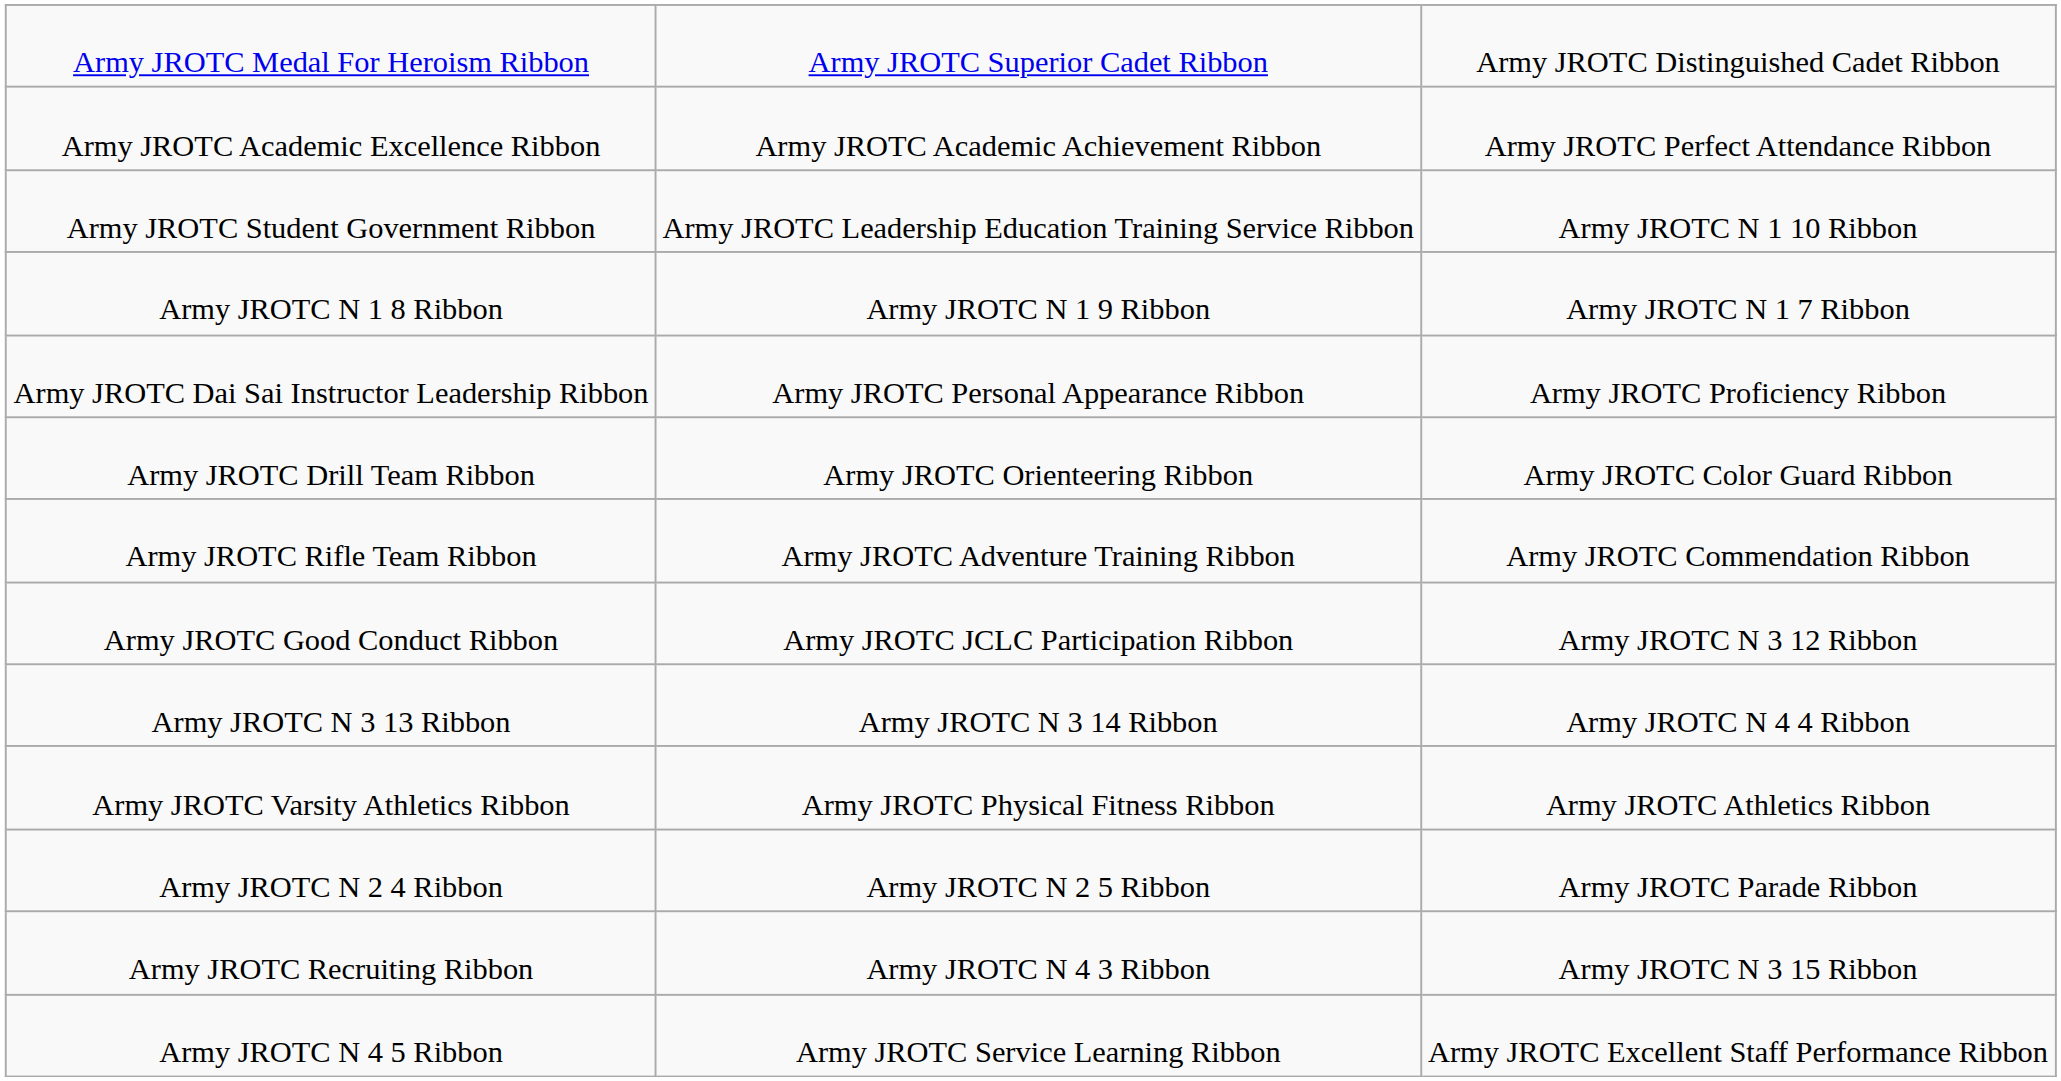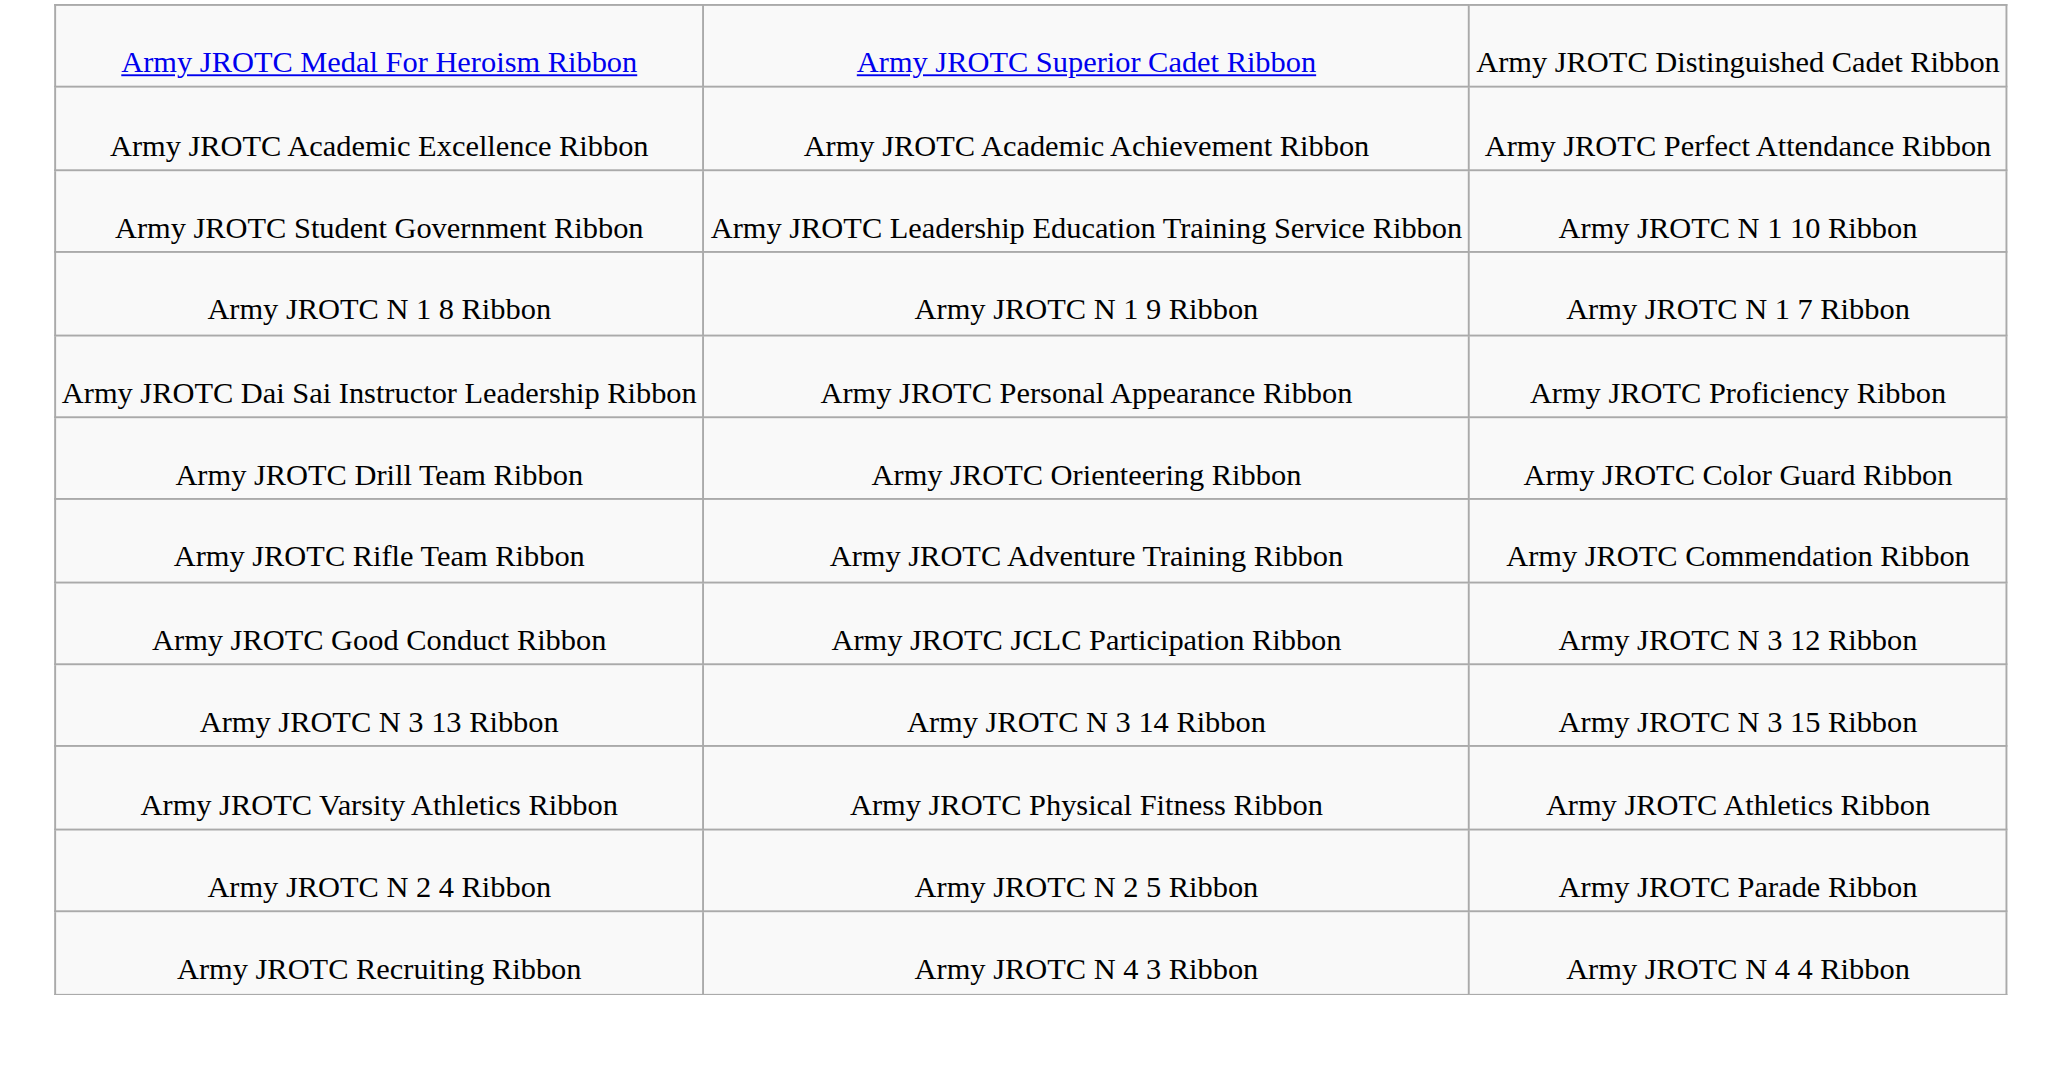(1738, 722) Army JROTC N 4 4 Ribbon -> (1738, 722) Army JROTC N 3 15 Ribbon
(1738, 969) Army JROTC N 3 15 Ribbon -> (1738, 969) Army JROTC N 4 4 Ribbon
- row: (331, 1051)
